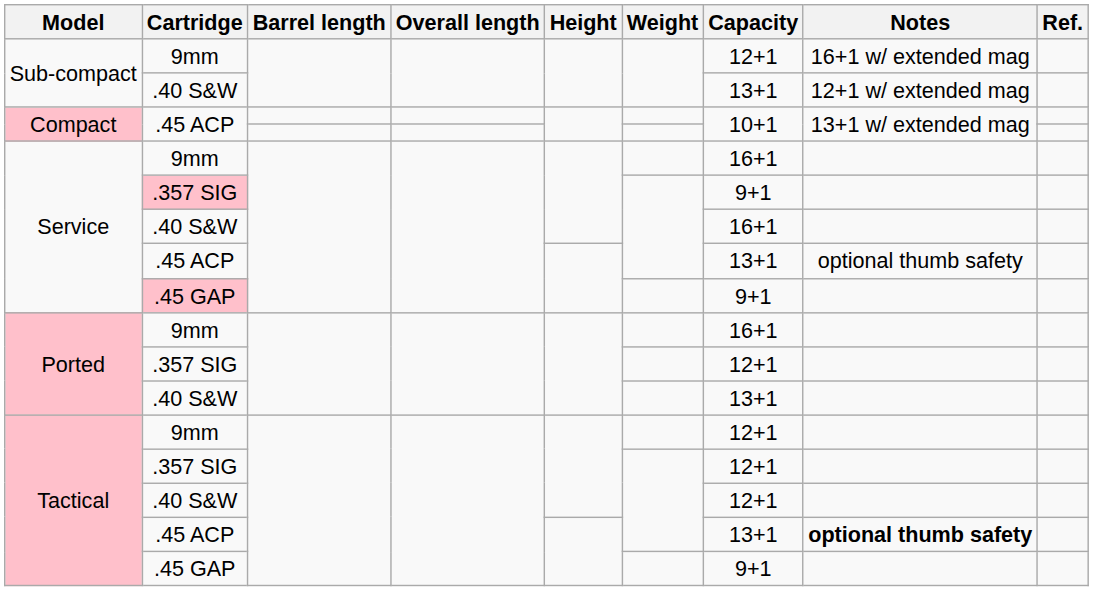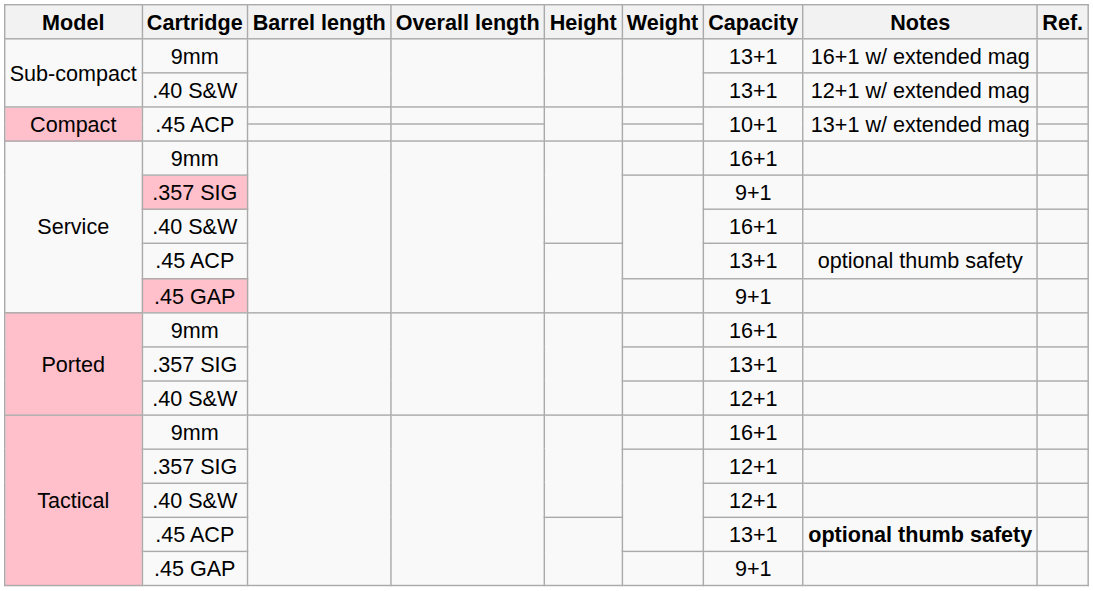(753, 56) 12+1 -> (753, 56) 13+1
(753, 364) 12+1 -> (753, 364) 13+1
(753, 398) 13+1 -> (753, 398) 12+1
(753, 432) 12+1 -> (753, 432) 16+1
